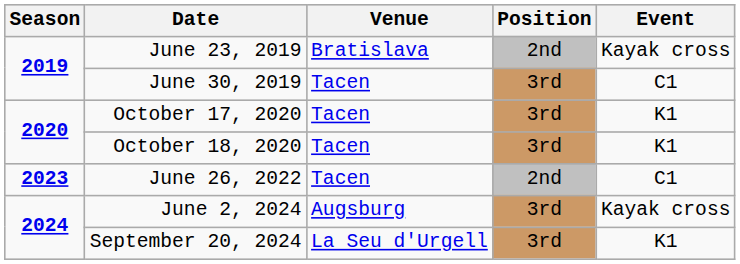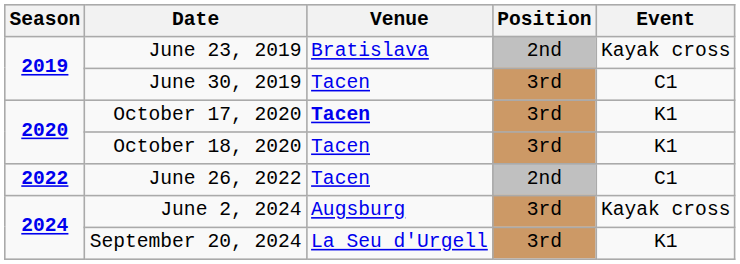(341, 116) normal -> (341, 116) bold
(45, 179) 2023 -> (45, 179) 2022
